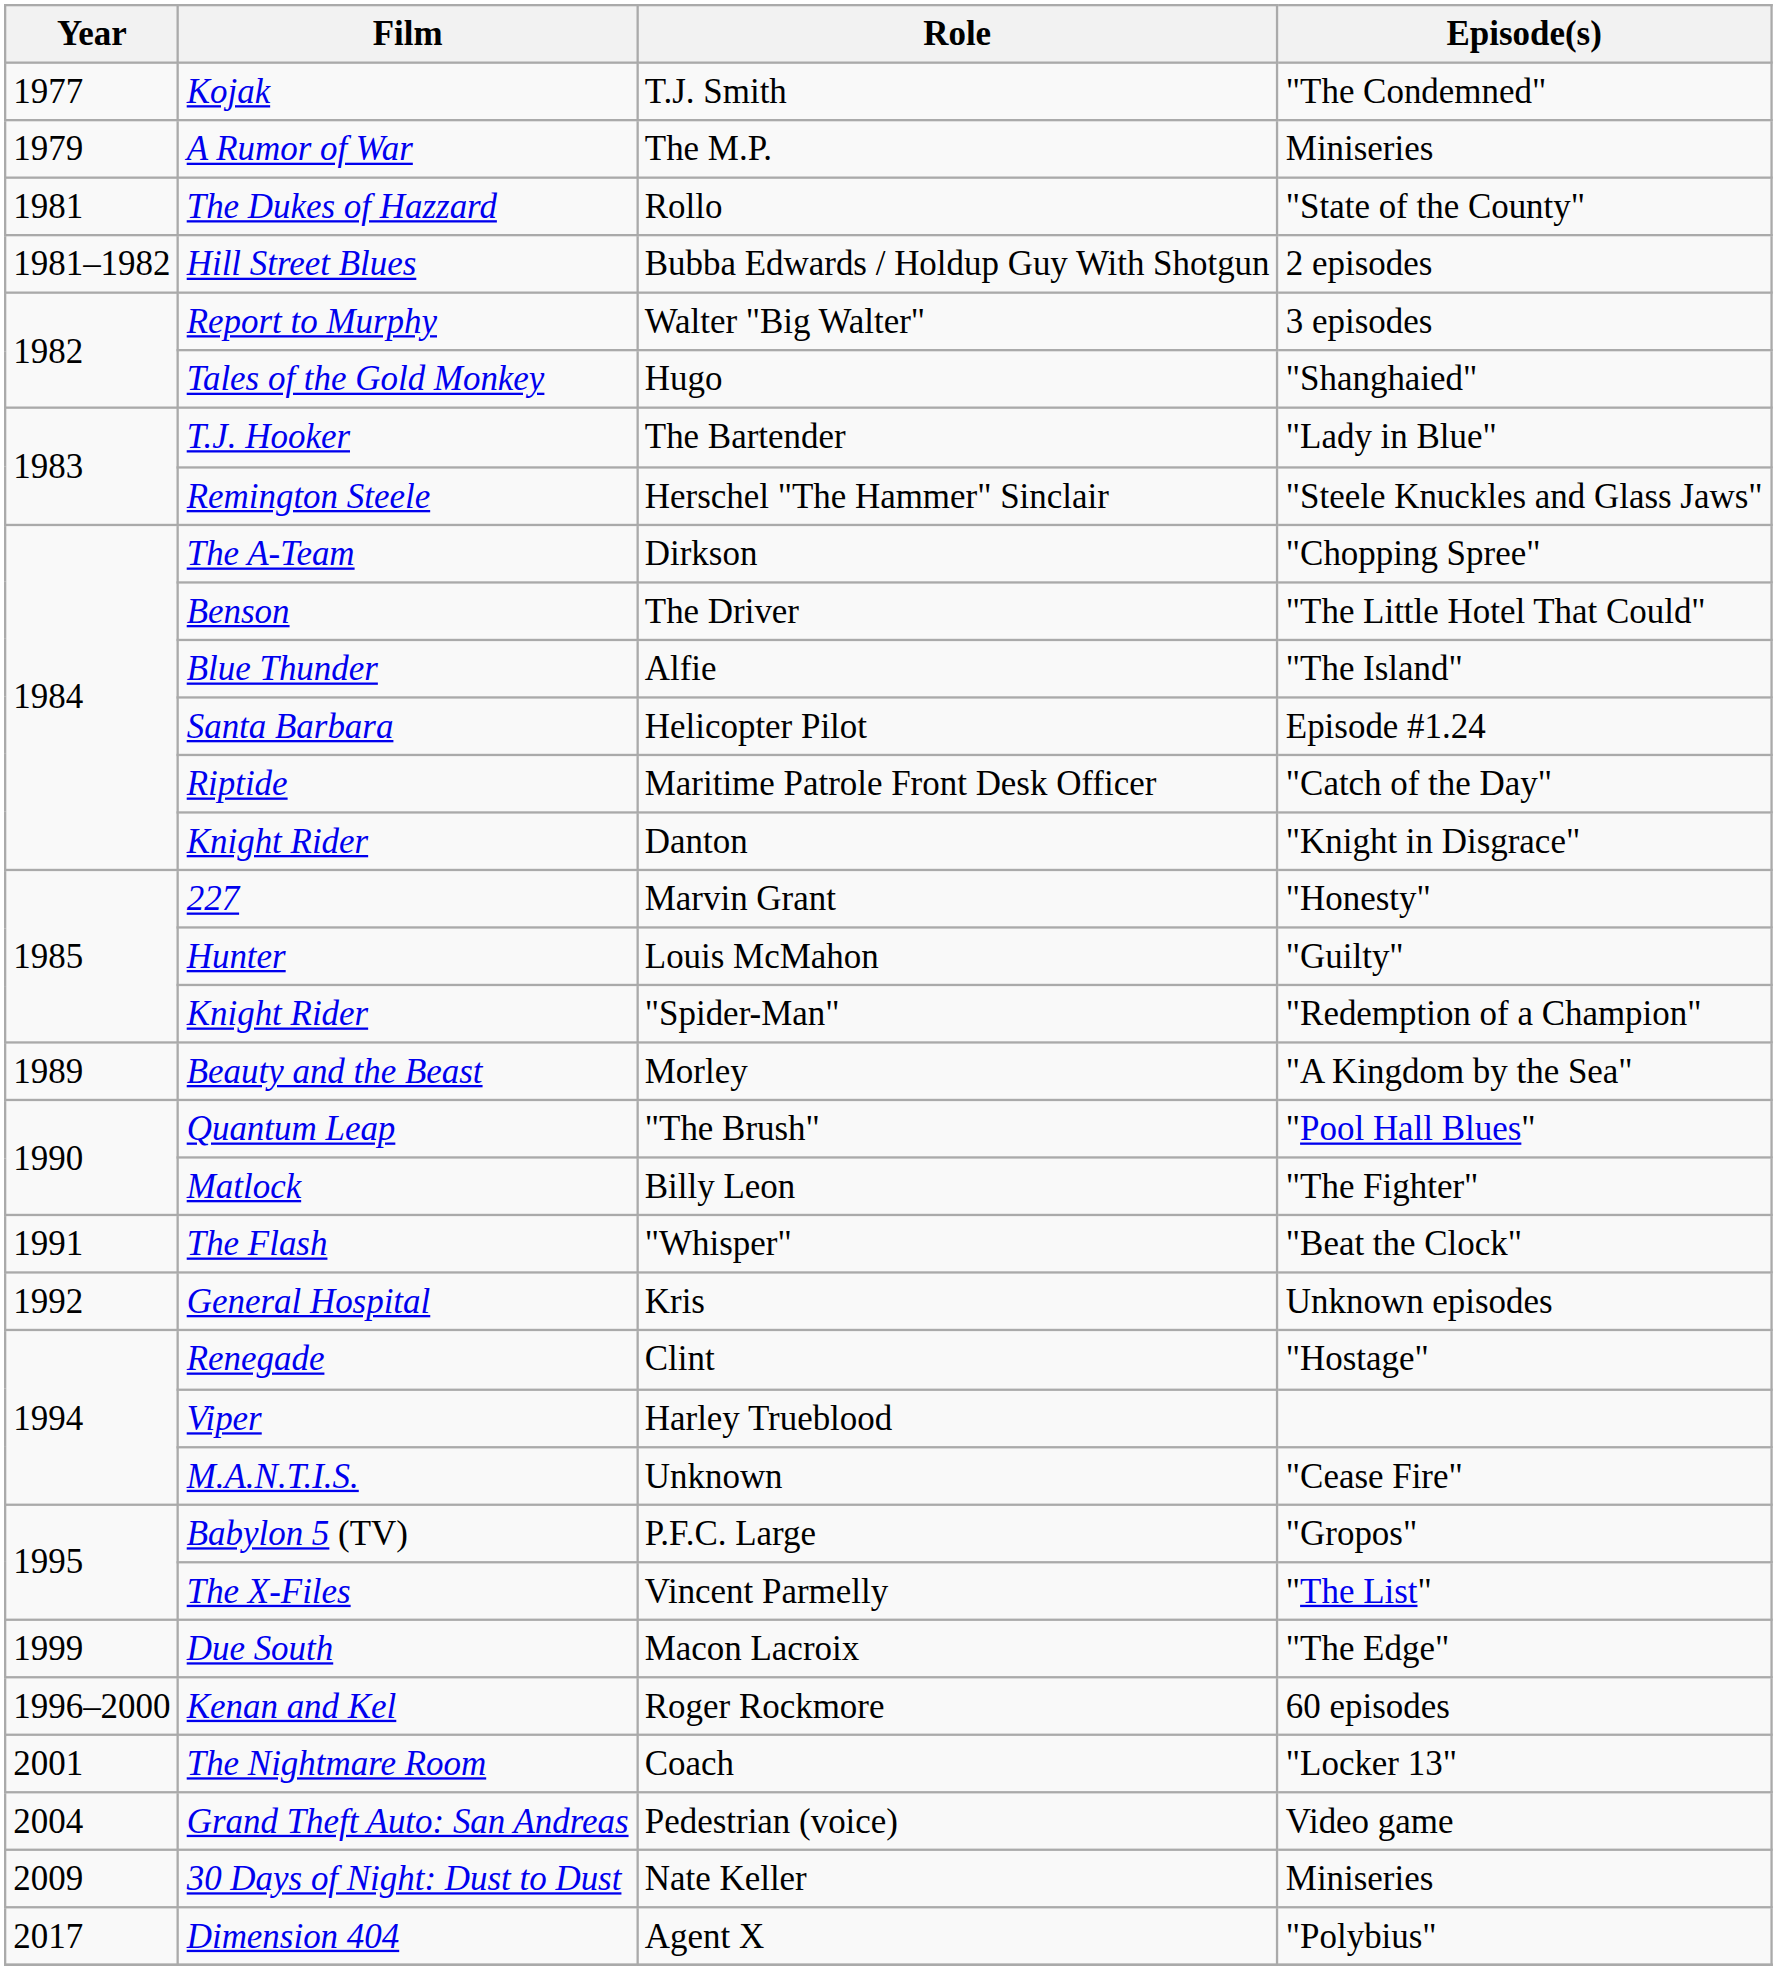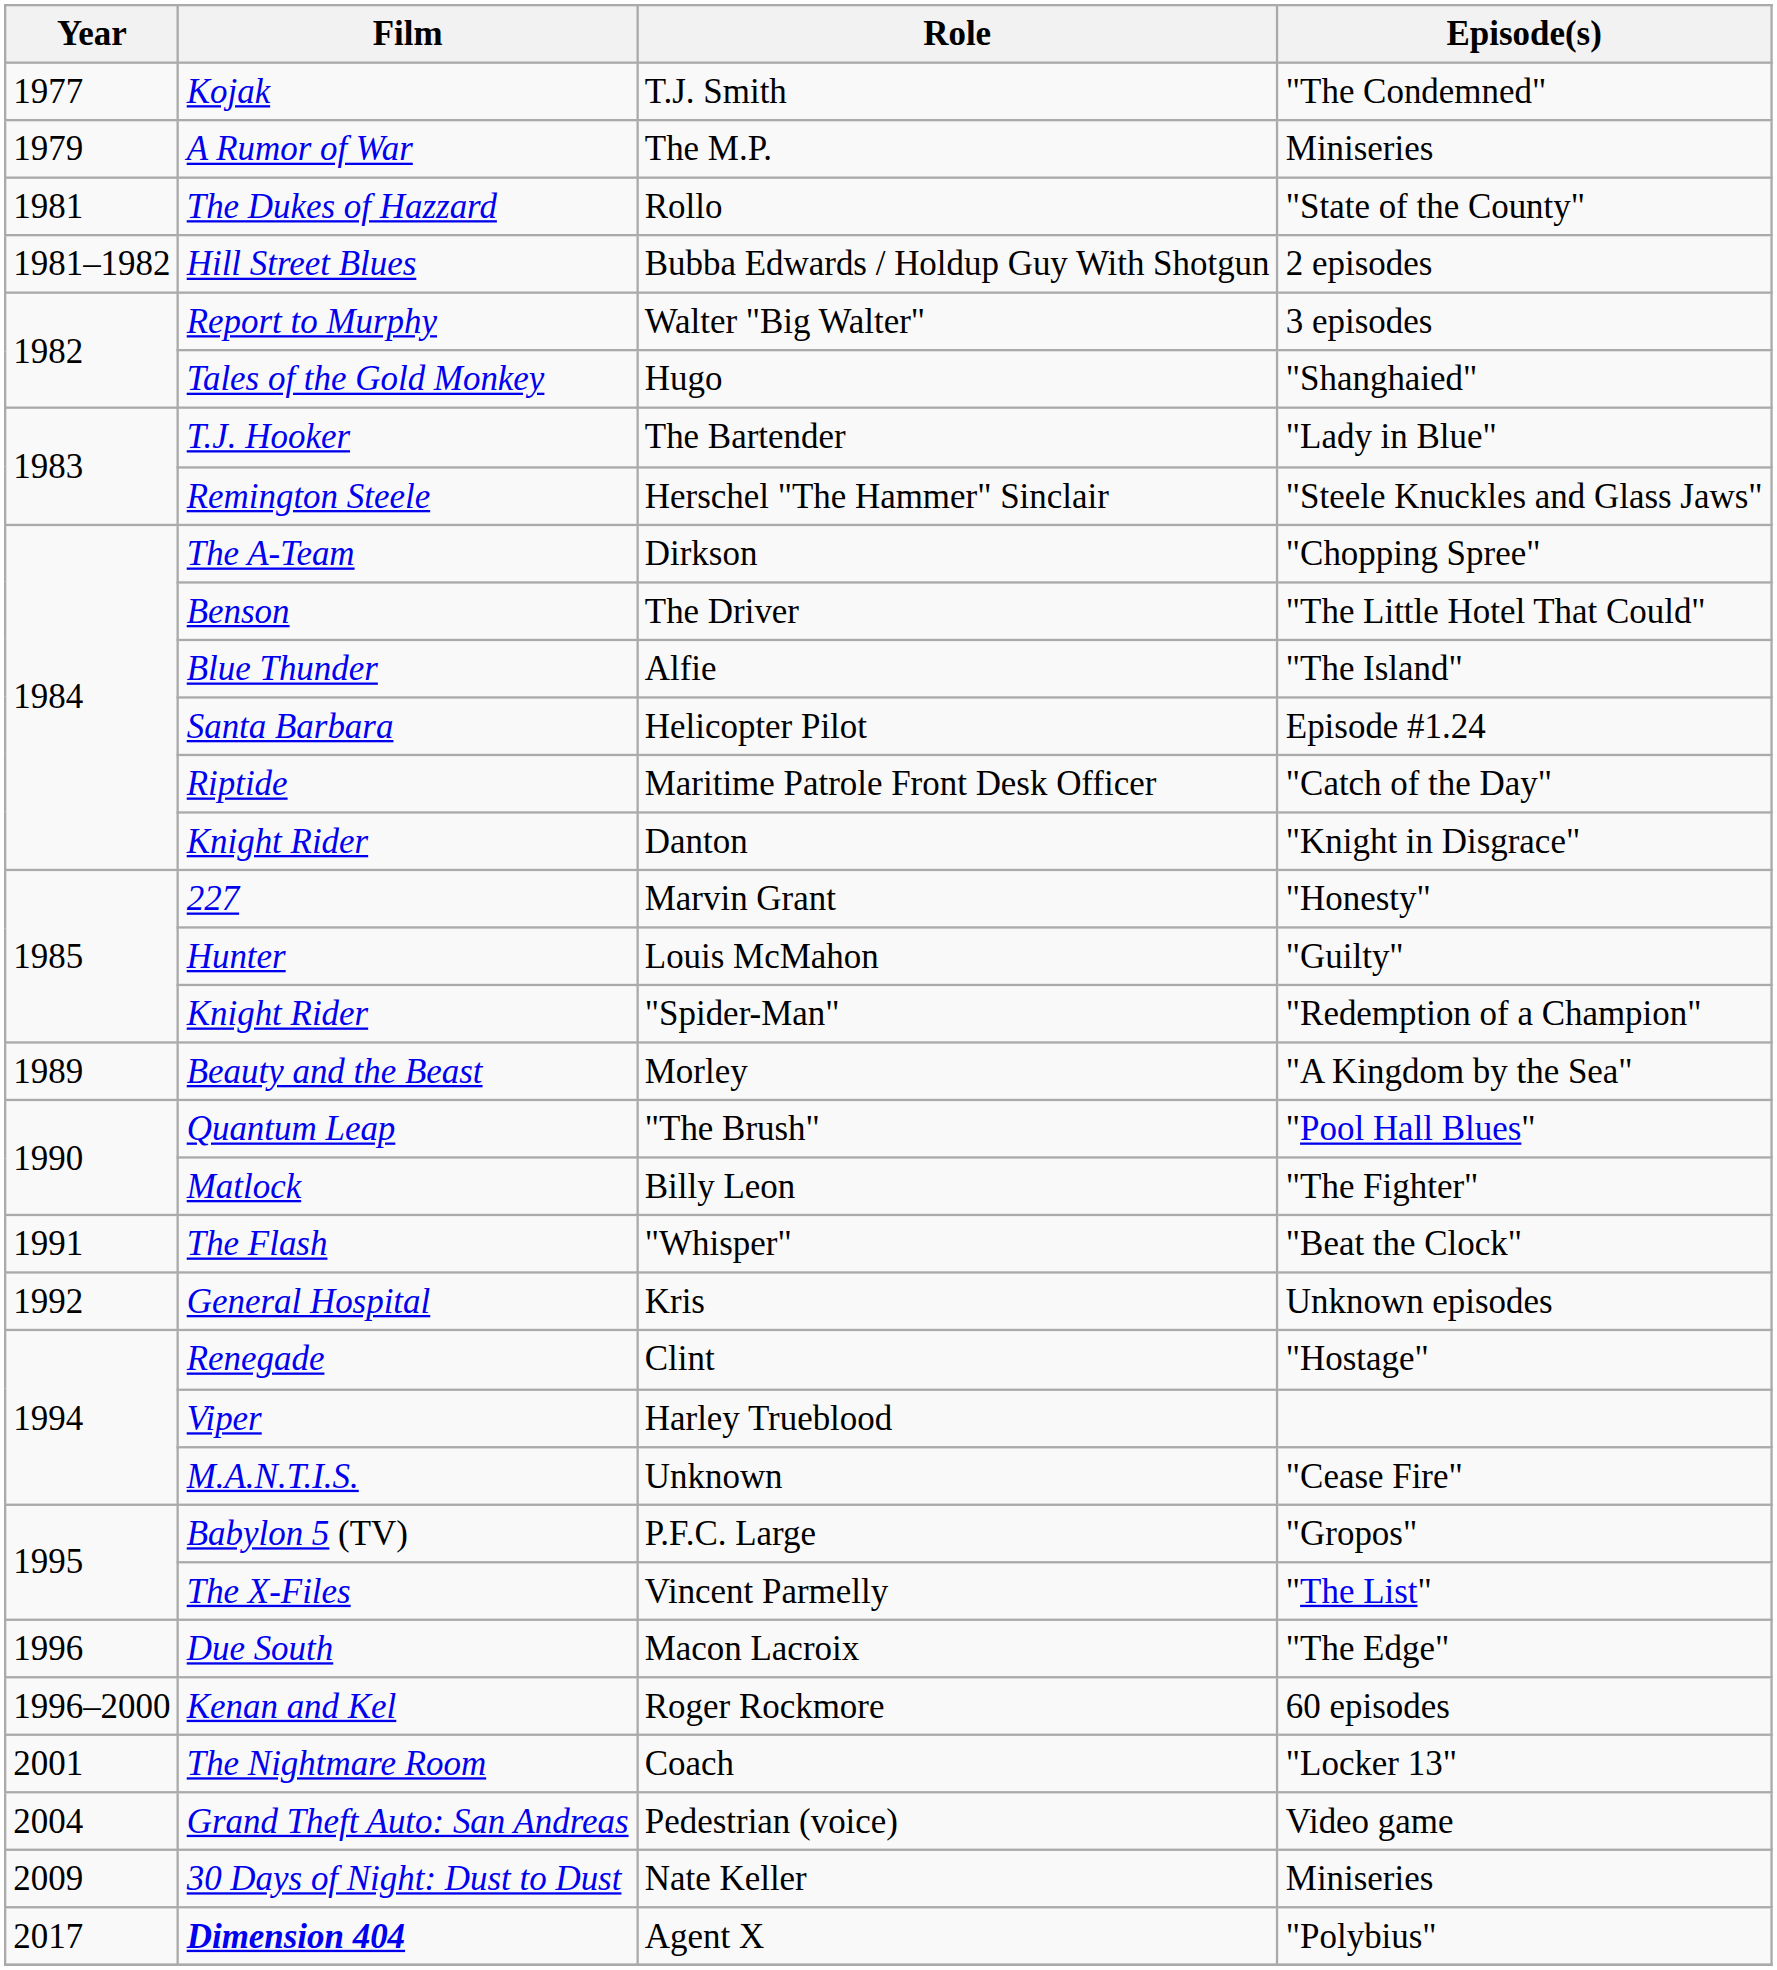(48, 1647) 1999 -> (48, 1647) 1996
(293, 1935) normal -> (296, 1935) bold
